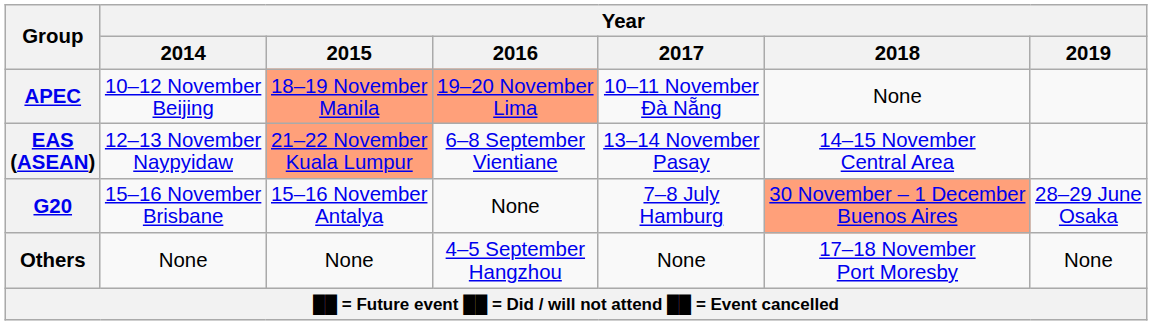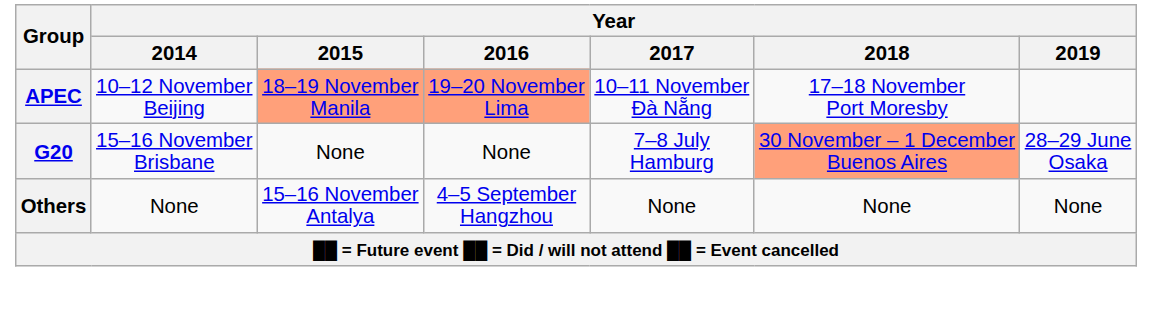(897, 96) None -> (887, 96) 17–18 November Port Moresby
- row: (53, 151)
(349, 205) 15–16 November Antalya -> (340, 151) None
(349, 260) None -> (340, 205) 15–16 November Antalya
(897, 260) 17–18 November Port Moresby -> (887, 205) None
